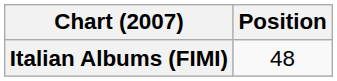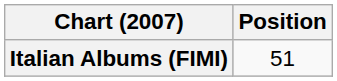(283, 57) 48 -> (283, 57) 51
